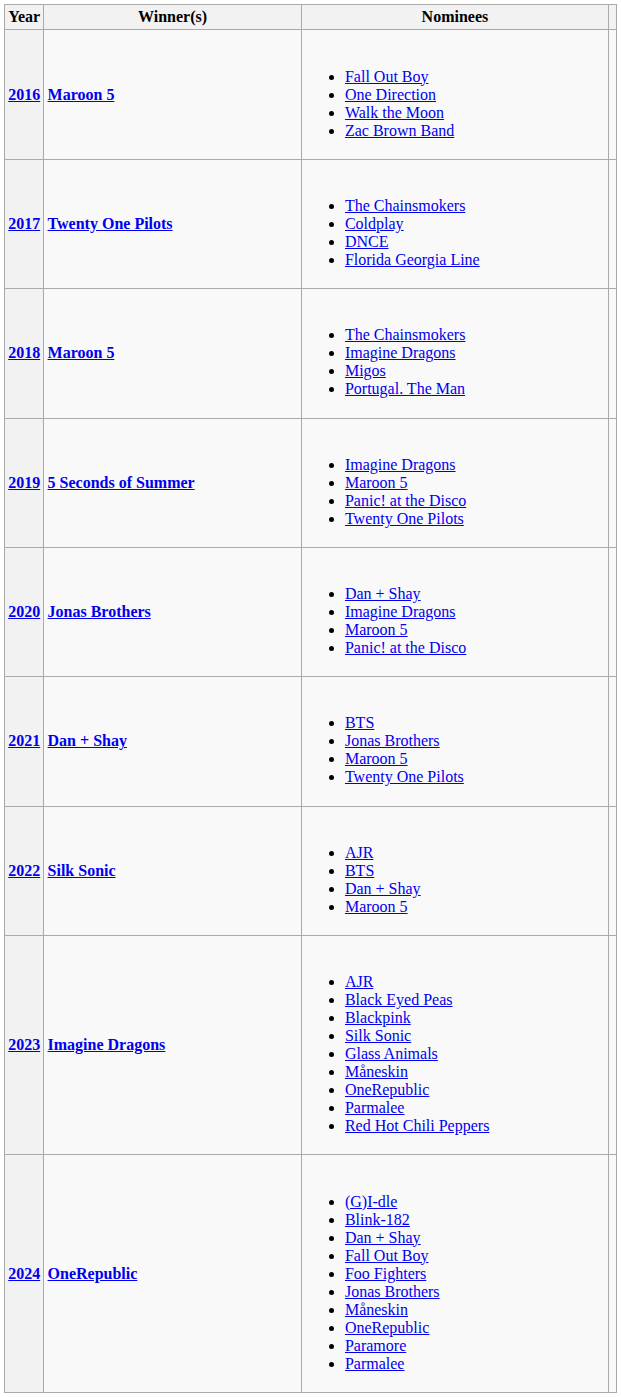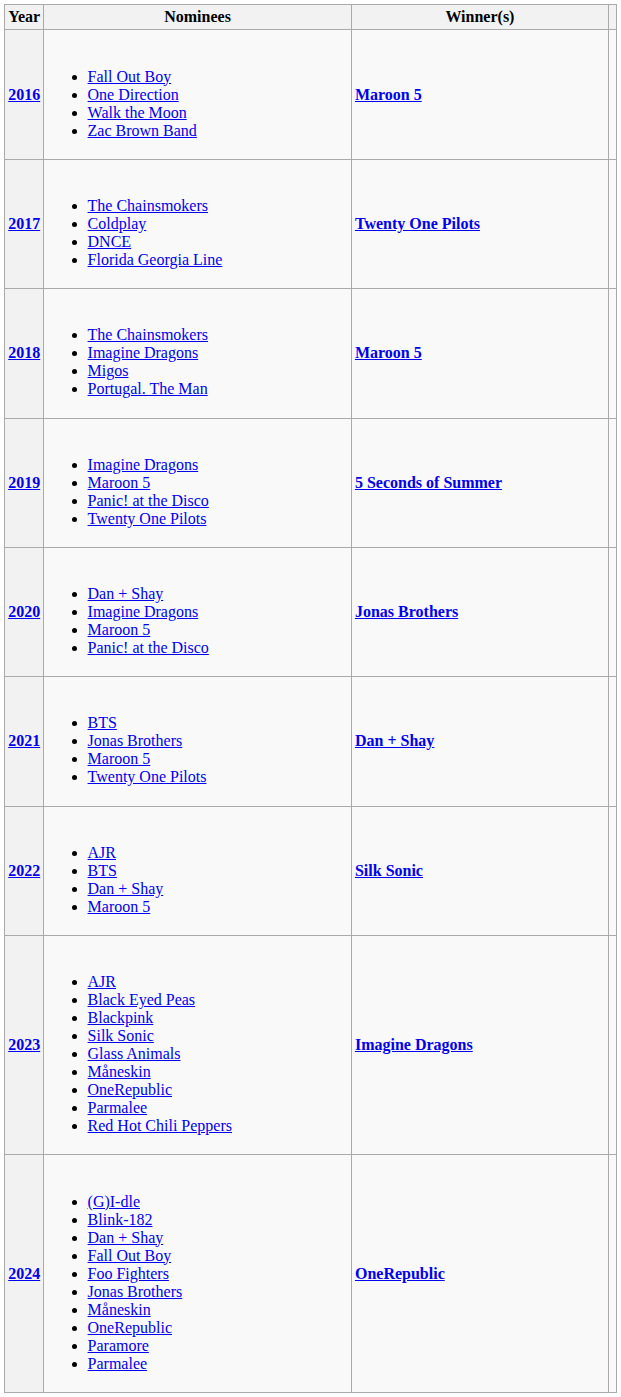columns swapped: (173, 17) <-> (455, 17)
